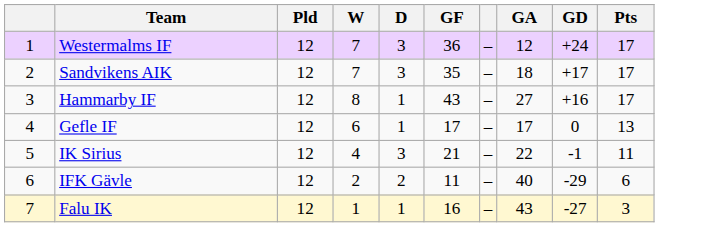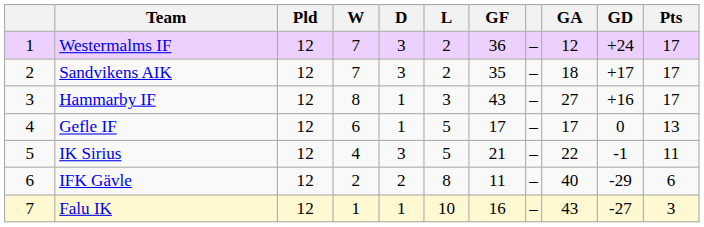+ column: (447, 18)
